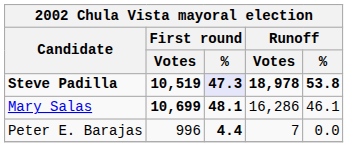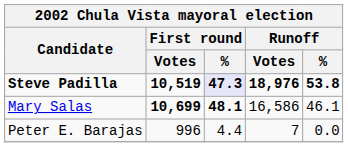(274, 85) 18,978 -> (274, 85) 18,976
(274, 108) 16,286 -> (274, 108) 16,586
(229, 130) bold -> (229, 130) normal
